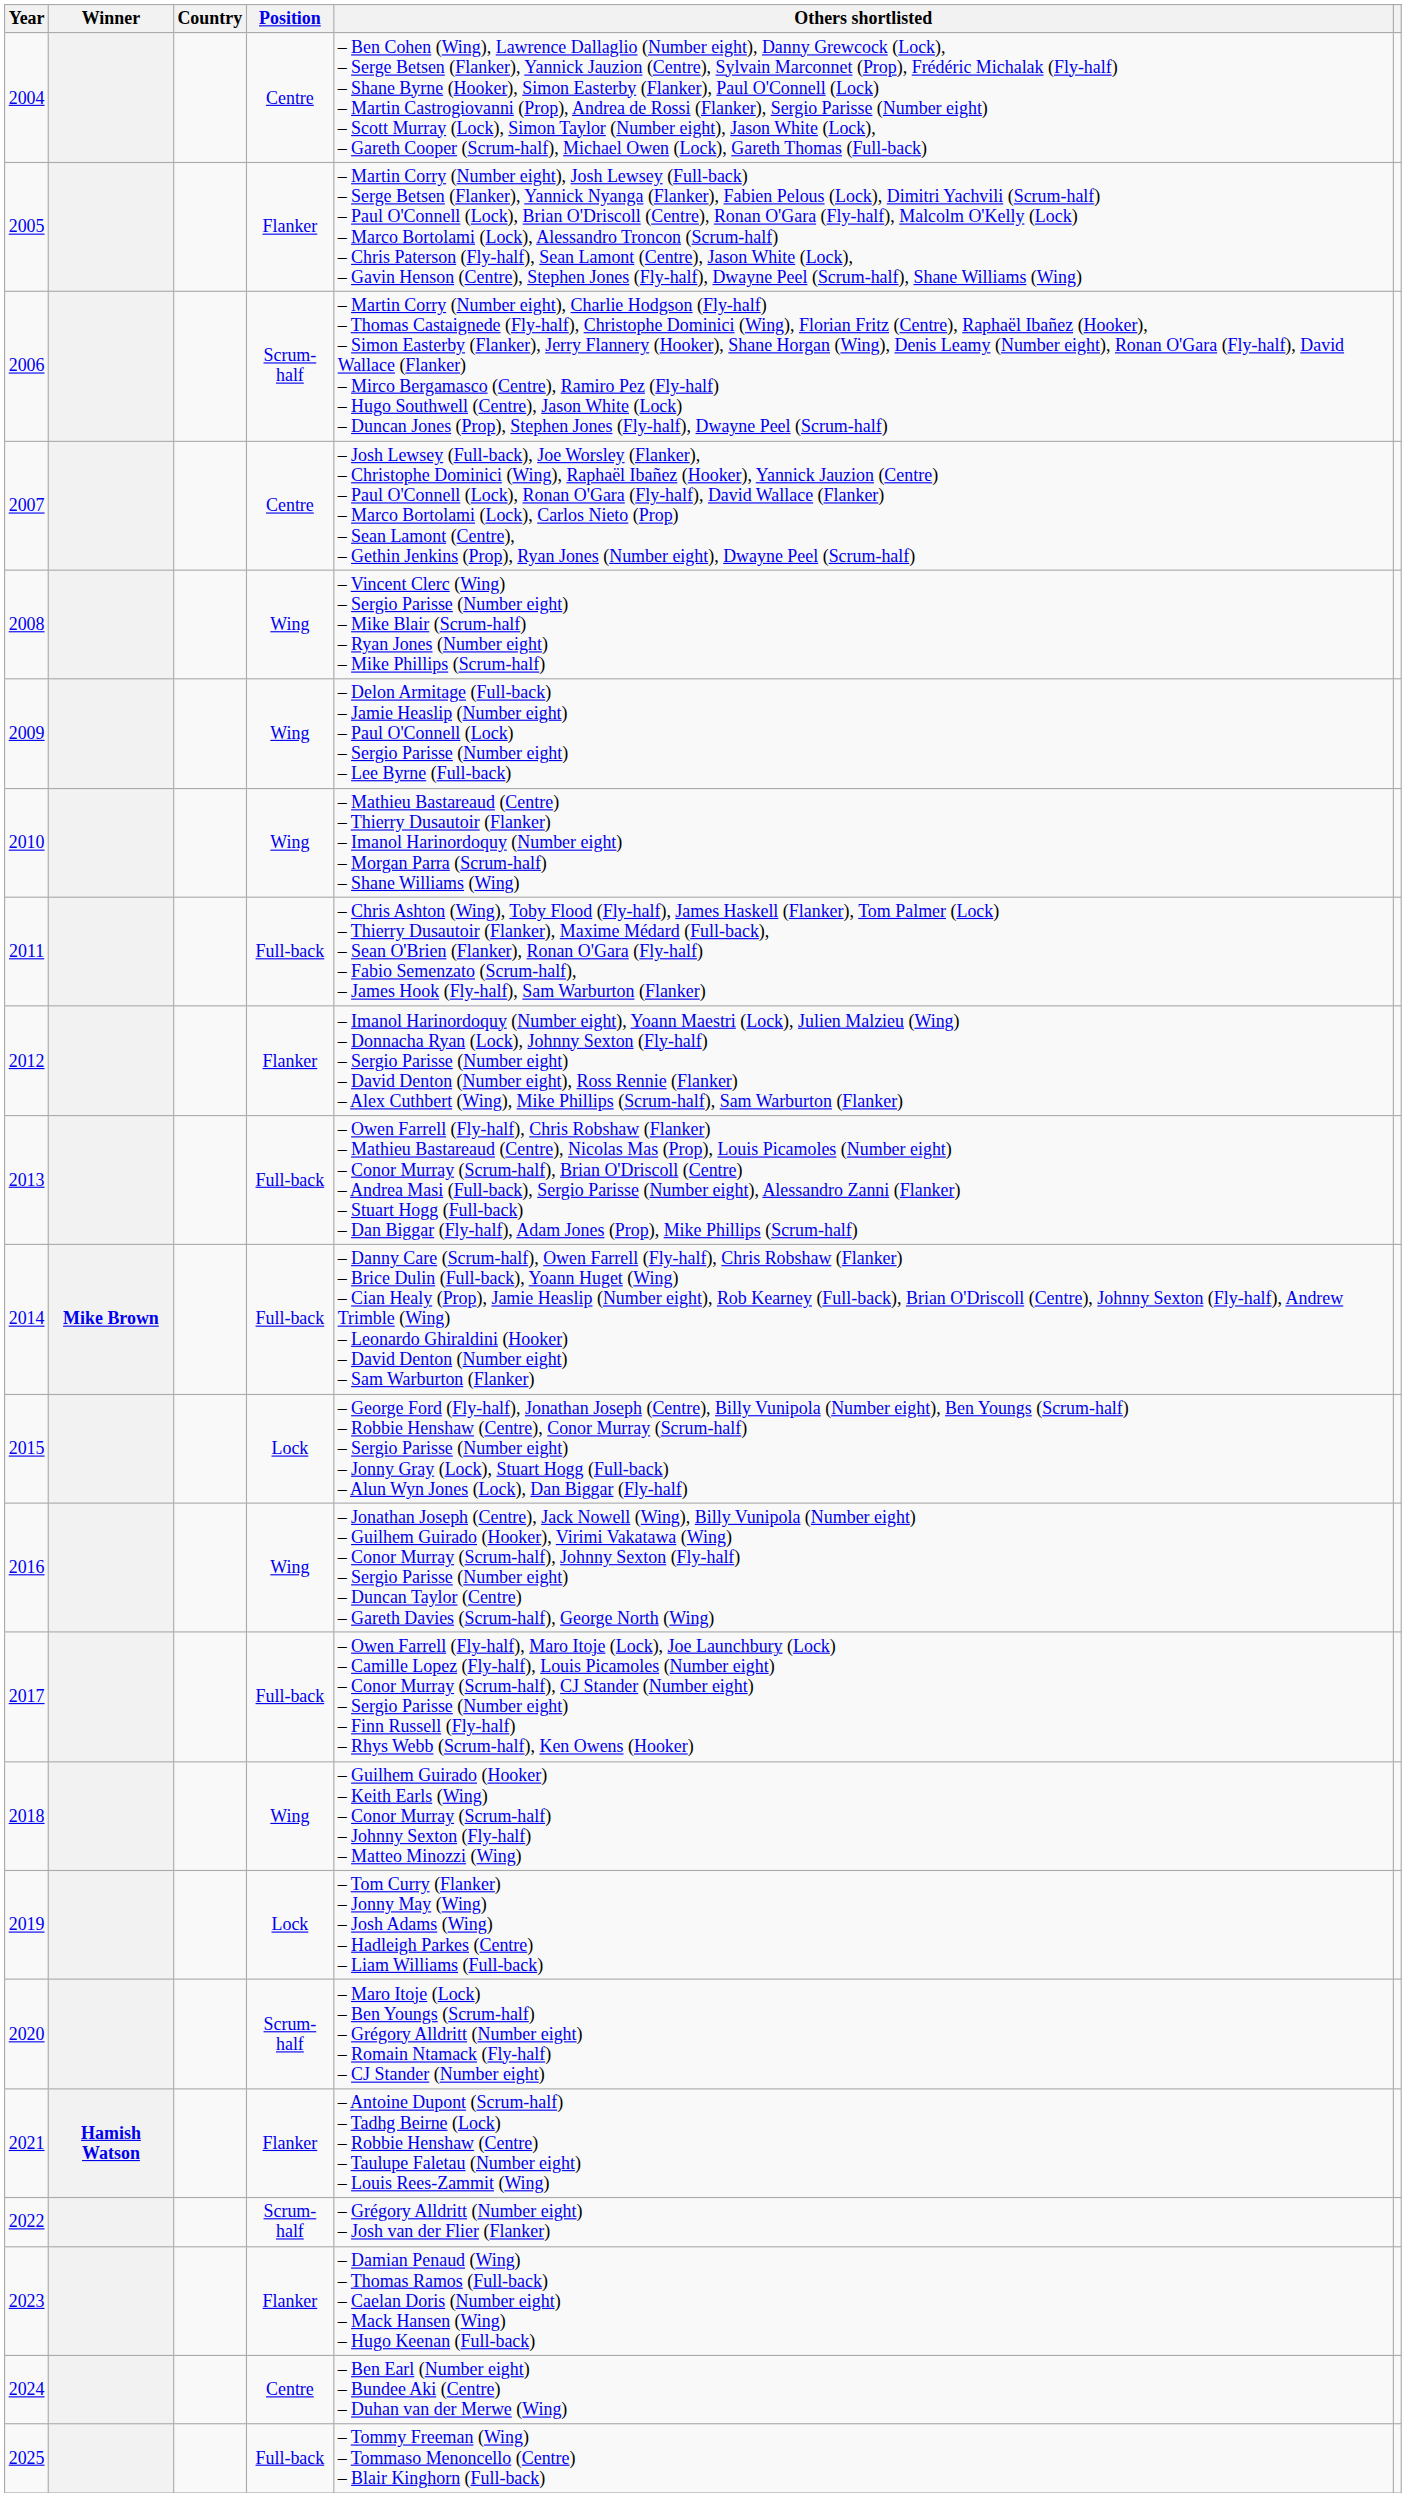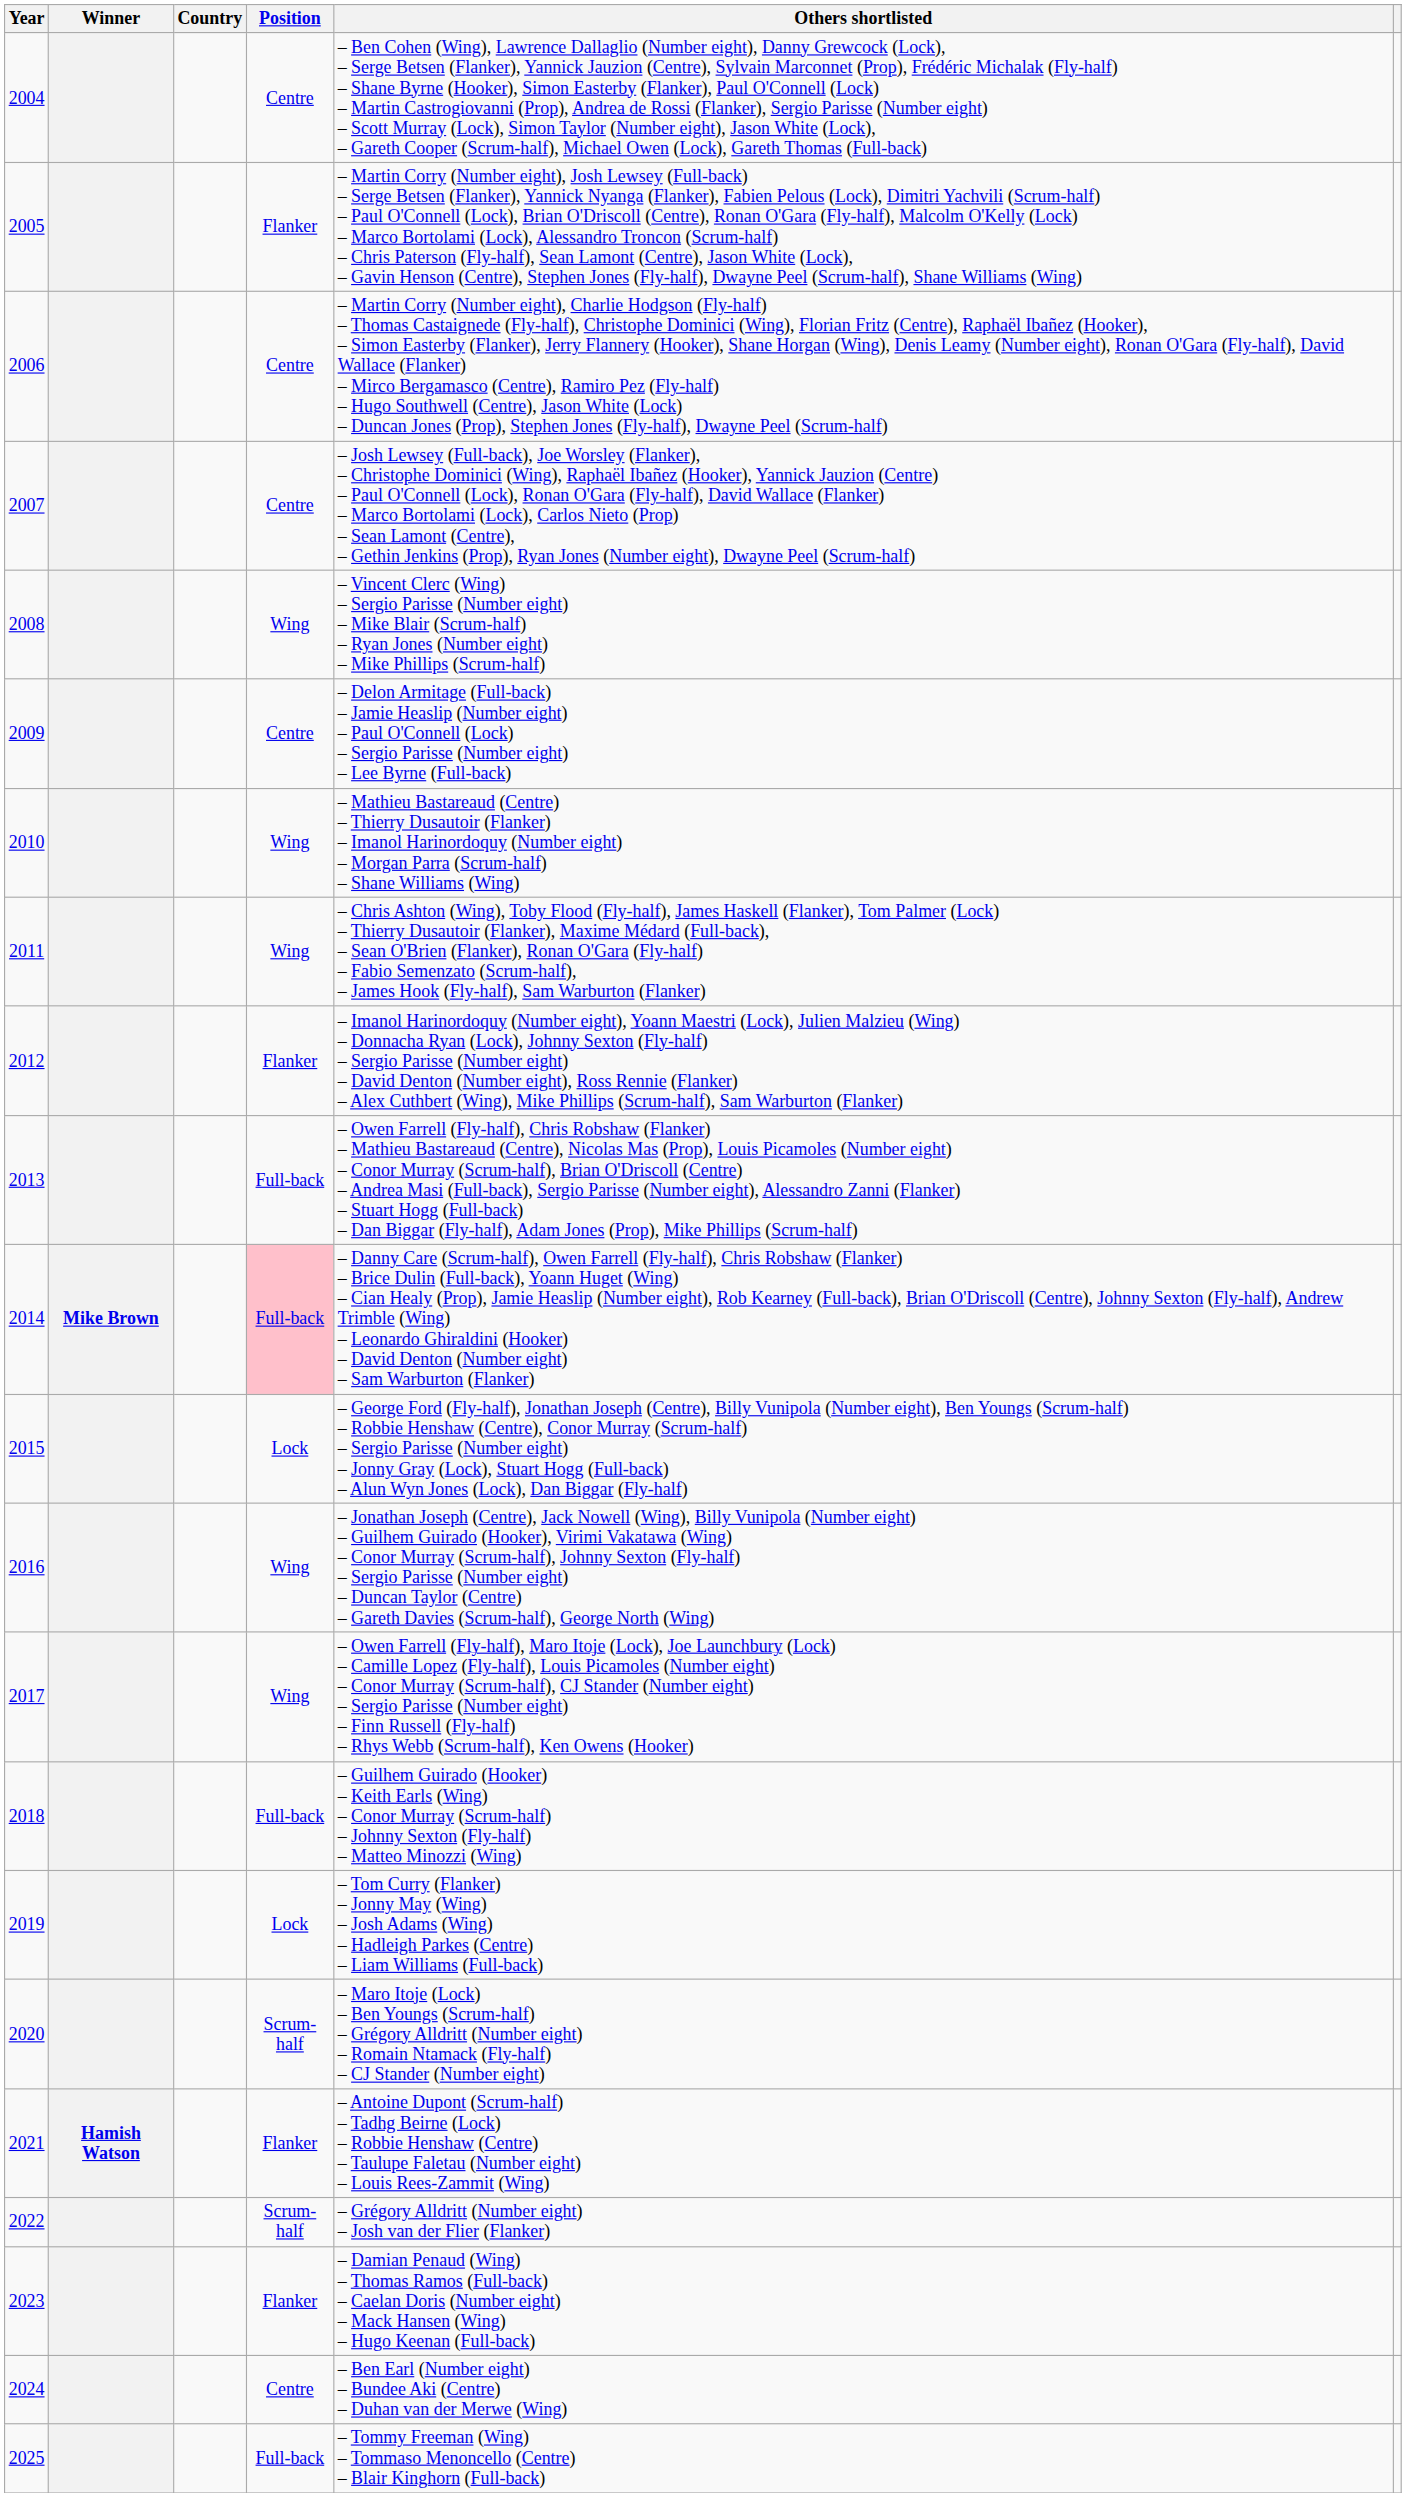(290, 366) Scrum-half -> (290, 366) Centre
(290, 733) Wing -> (290, 733) Centre
(290, 951) Full-back -> (290, 951) Wing
(290, 1319) no background -> (290, 1319) pink background
(290, 1696) Full-back -> (290, 1696) Wing
(290, 1815) Wing -> (290, 1815) Full-back
